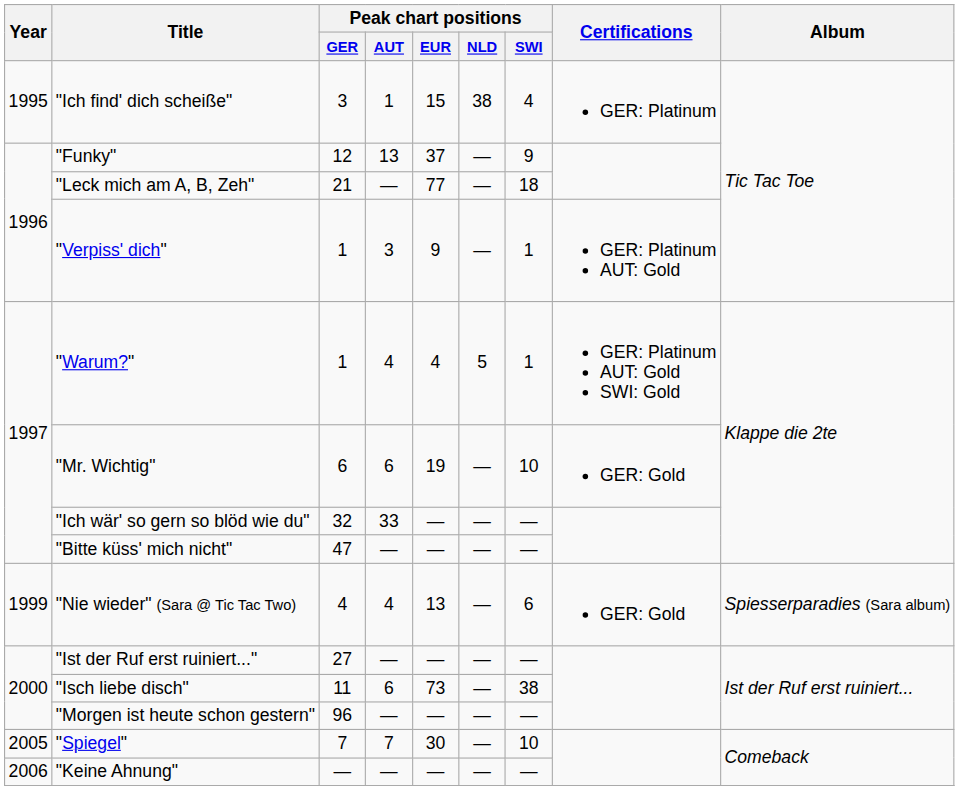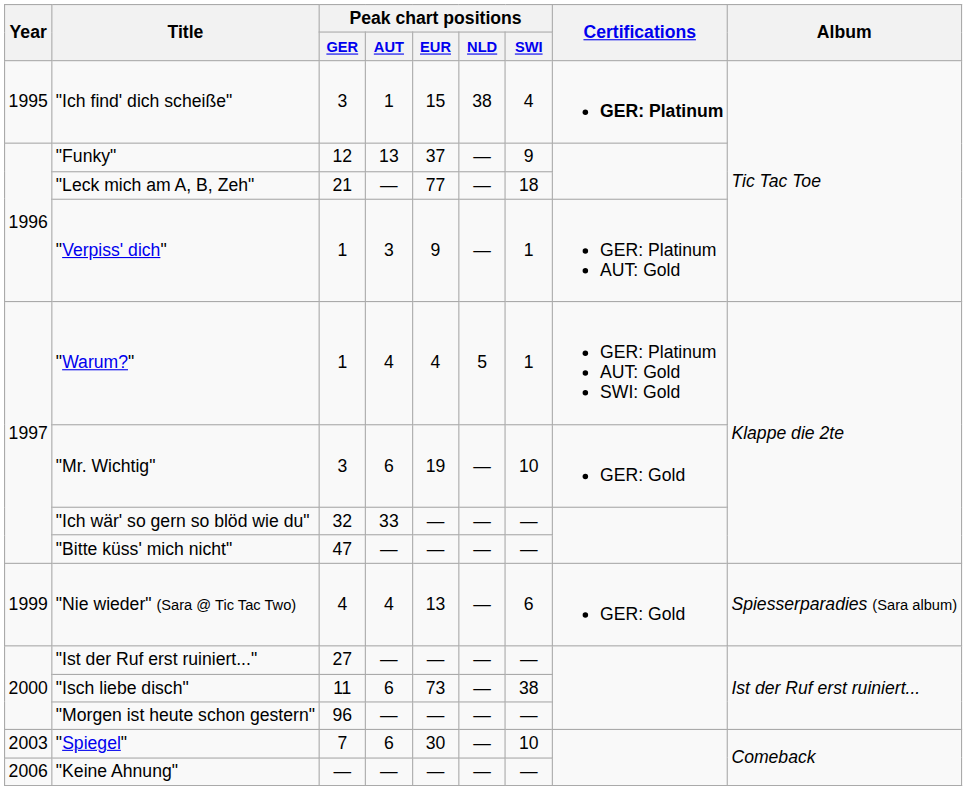(636, 112) normal -> (640, 112) bold
(342, 465) 6 -> (342, 465) 3
(28, 743) 2005 -> (28, 743) 2003
(389, 743) 7 -> (389, 743) 6
